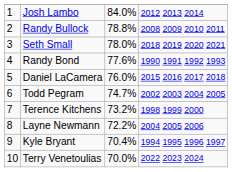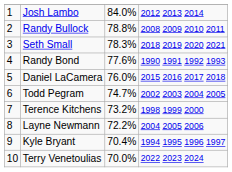(122, 45) 78.0% -> (122, 45) 78.3%
